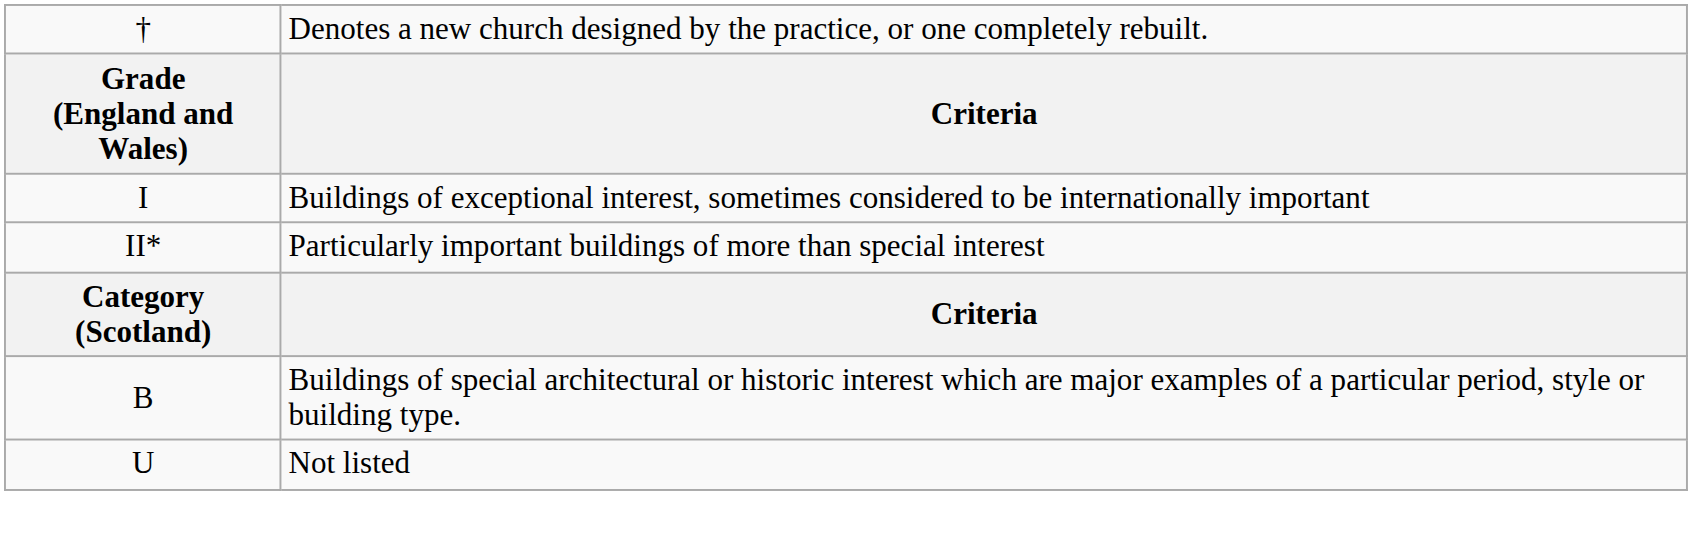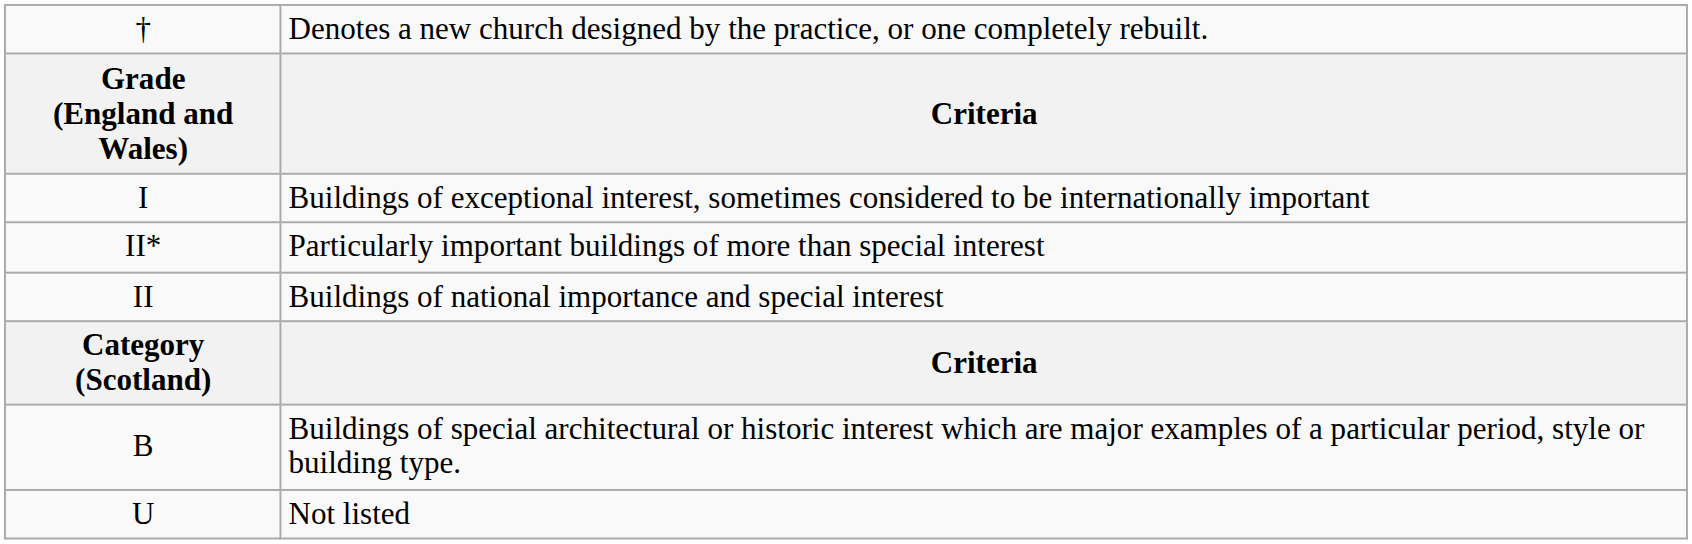+ row: (616, 295)
